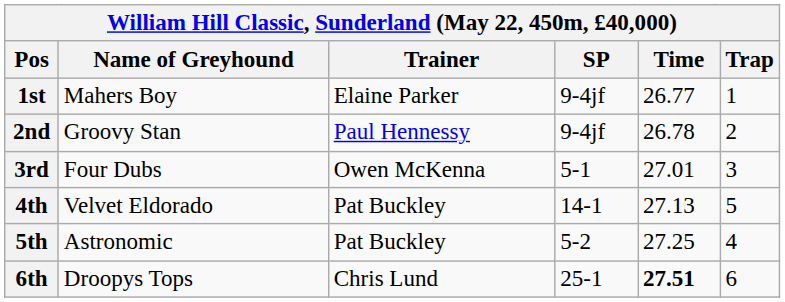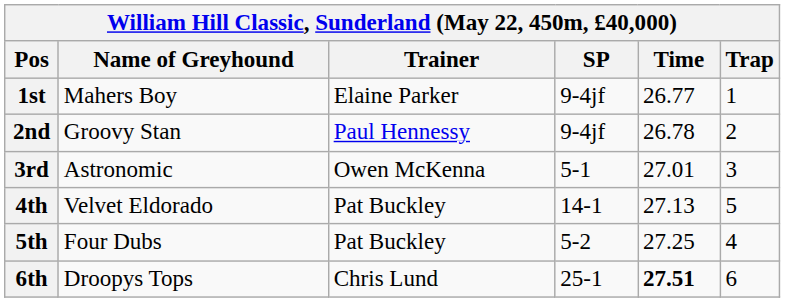(113, 168) Four Dubs -> (118, 168) Astronomic
(118, 242) Astronomic -> (113, 242) Four Dubs
